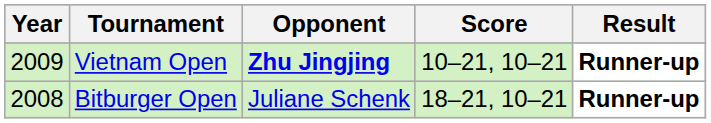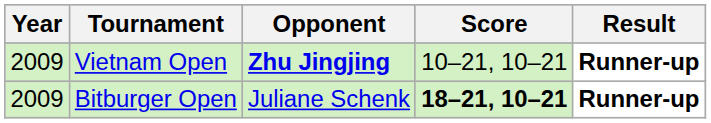(37, 100) 2008 -> (37, 100) 2009
(494, 100) normal -> (494, 100) bold
